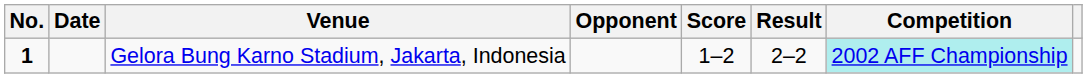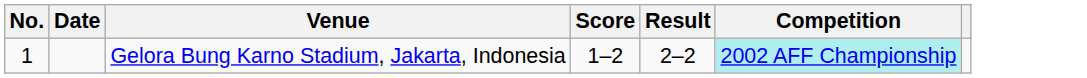- column: (626, 21)
(27, 55) bold -> (27, 55) normal
